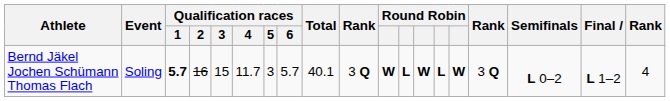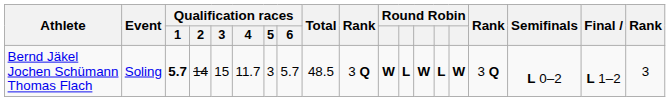(201, 71) 16 -> (201, 71) 14
(321, 71) 40.1 -> (321, 71) 48.5
(646, 71) 4 -> (646, 71) 3
